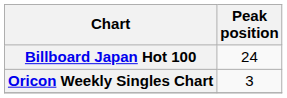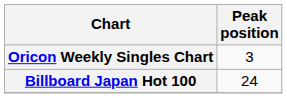rows swapped: (111, 81) <-> (111, 57)
